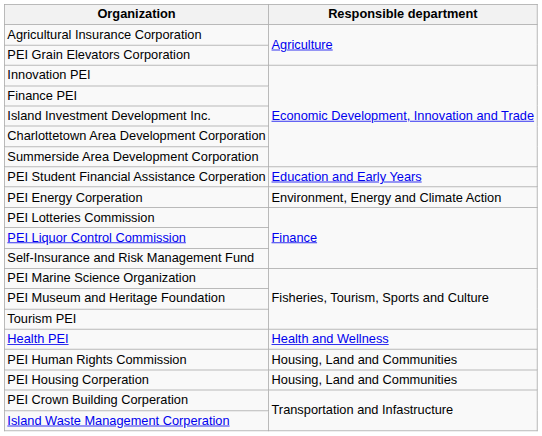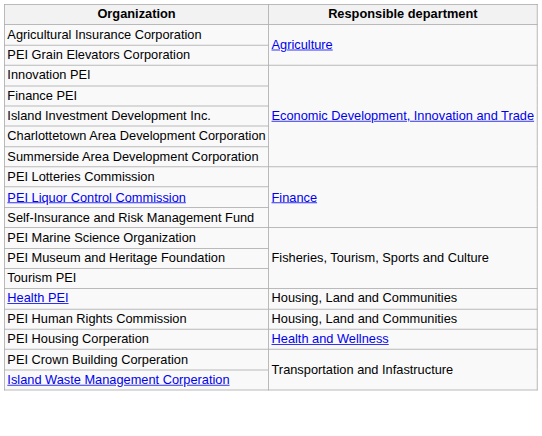- row: (136, 177)
- row: (75, 197)
(330, 339) Health and Wellness -> (364, 298) Housing, Land and Communities
(364, 380) Housing, Land and Communities -> (330, 339) Health and Wellness
